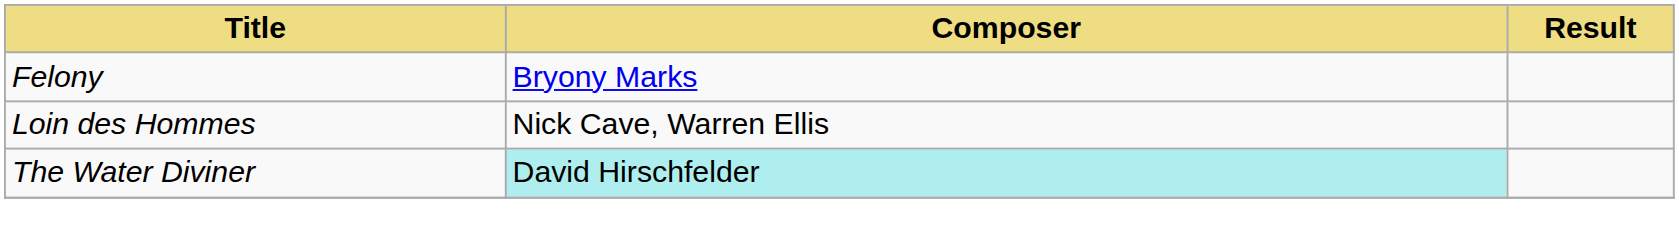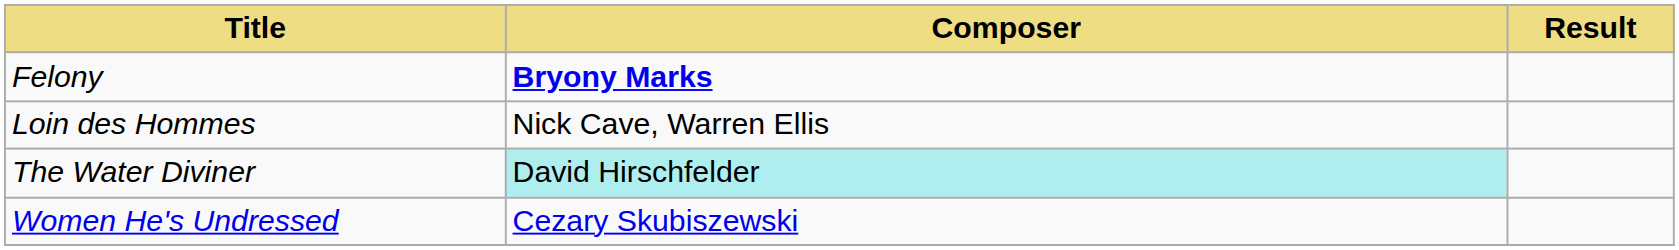(605, 76) normal -> (613, 76) bold
+ row: (175, 220)
